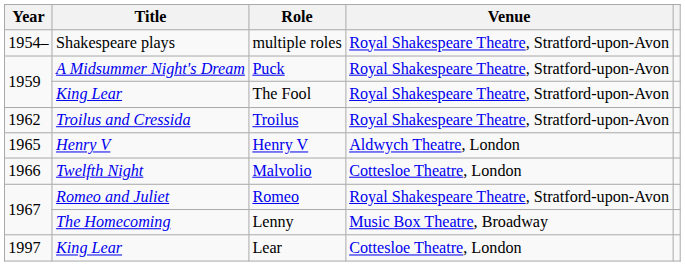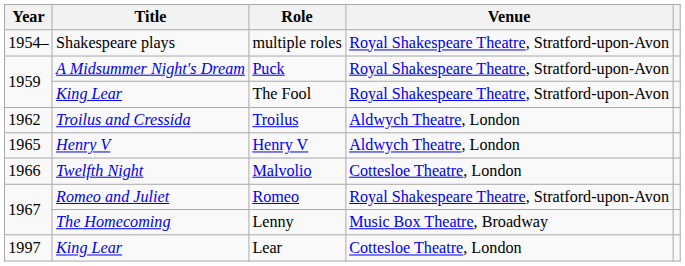(509, 119) Royal Shakespeare Theatre, Stratford-upon-Avon -> (434, 119) Aldwych Theatre, London
